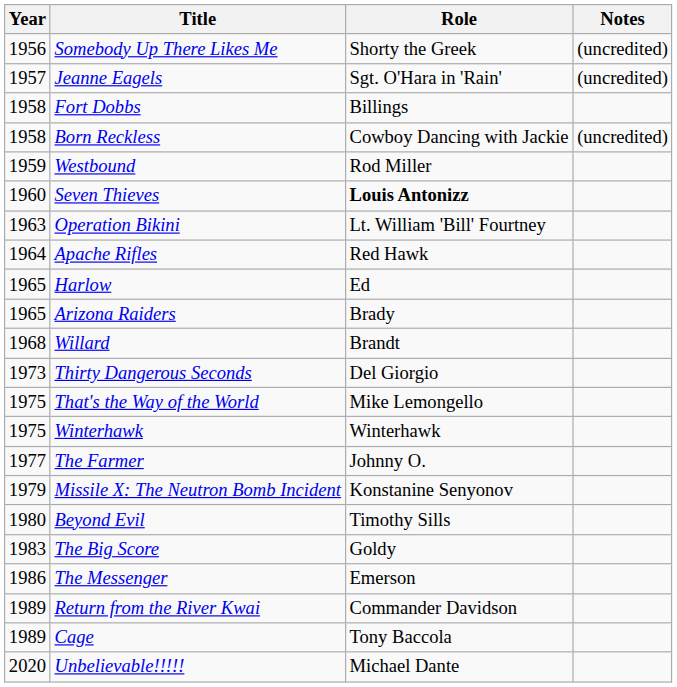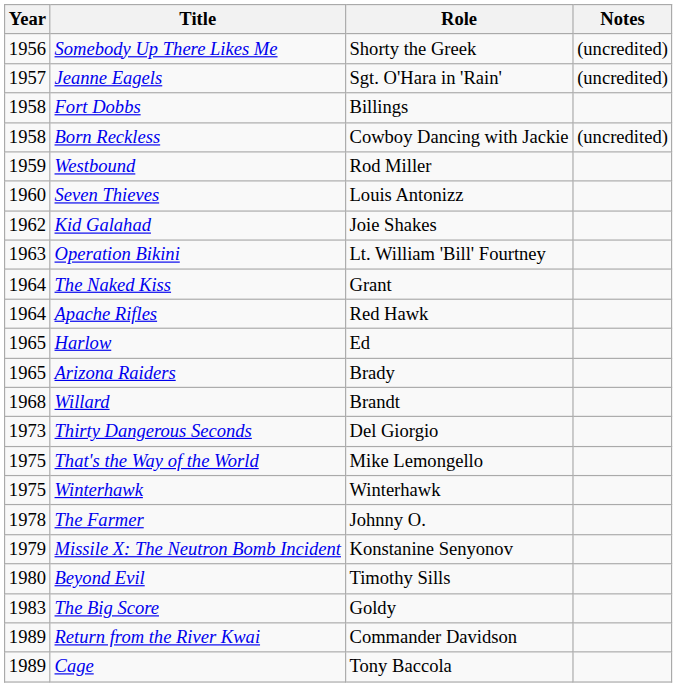(409, 195) bold -> (406, 195) normal
+ row: (103, 225)
+ row: (113, 284)
(27, 460) 1977 -> (27, 519) 1978
- row: (111, 578)
- row: (119, 666)
